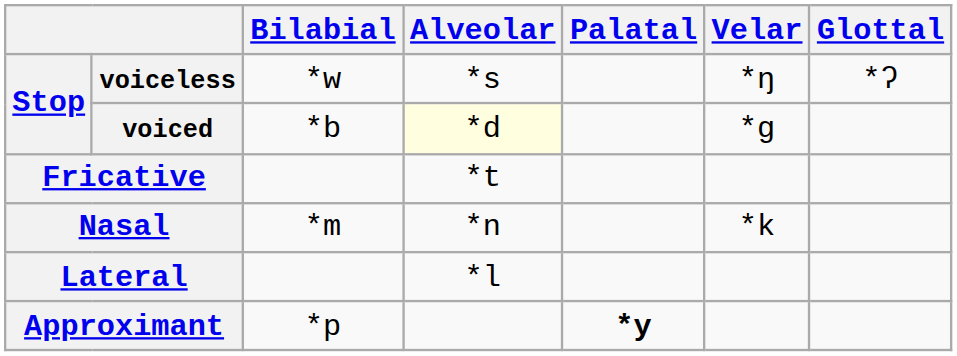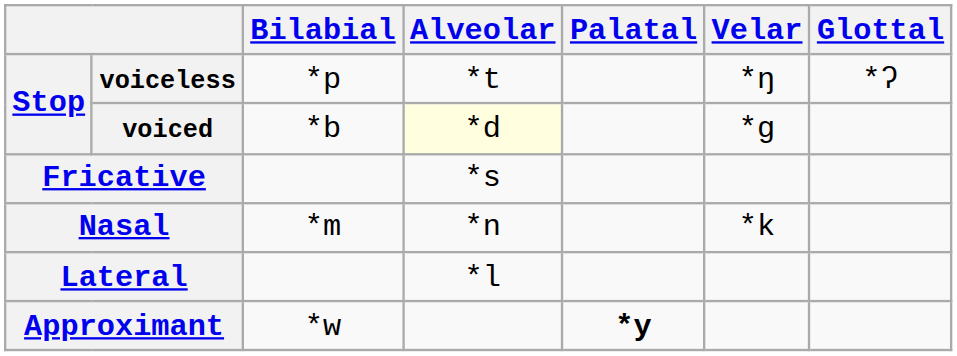(323, 79) *w -> (323, 79) *p
(483, 79) *s -> (483, 79) *t
(483, 178) *t -> (483, 178) *s
(323, 326) *p -> (323, 326) *w
